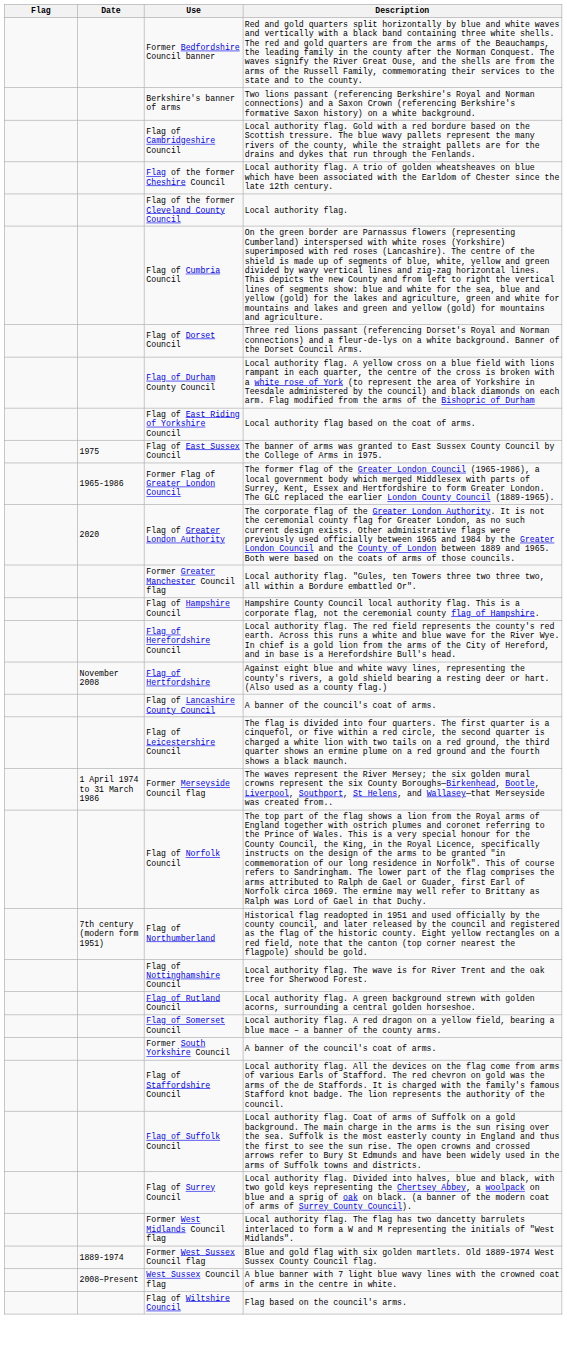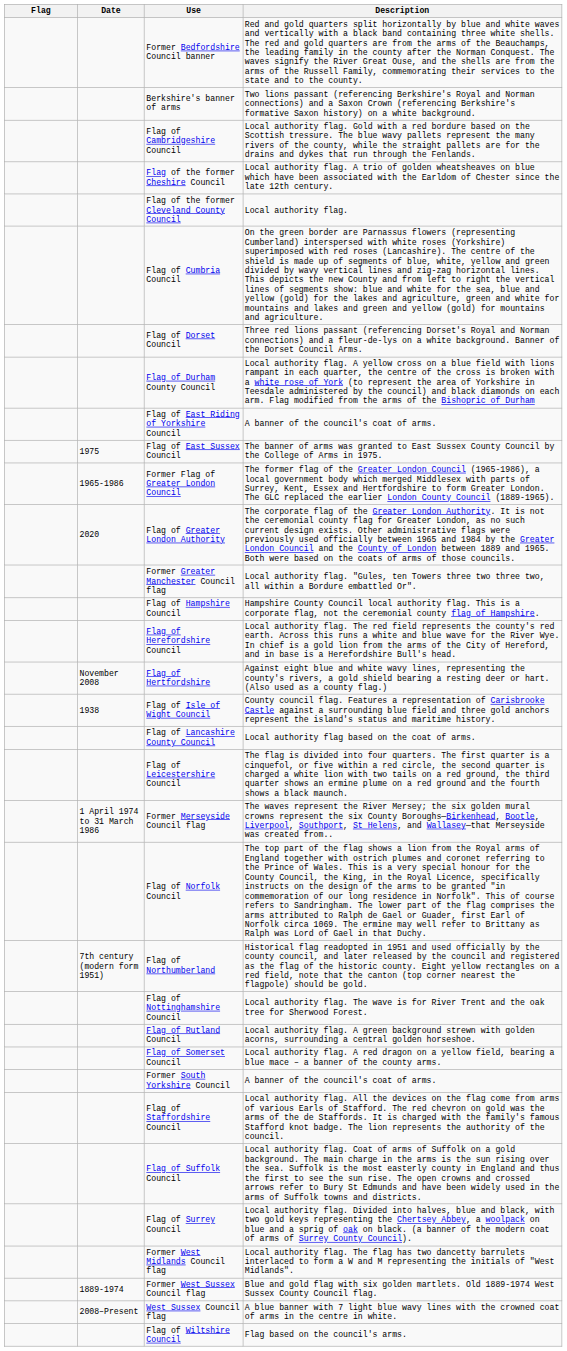(360, 424) Local authority flag based on the coat of arms. -> (341, 424) A banner of the council's coat of arms.
+ row: (183, 710)
(341, 706) A banner of the council's coat of arms. -> (360, 738) Local authority flag based on the coat of arms.
